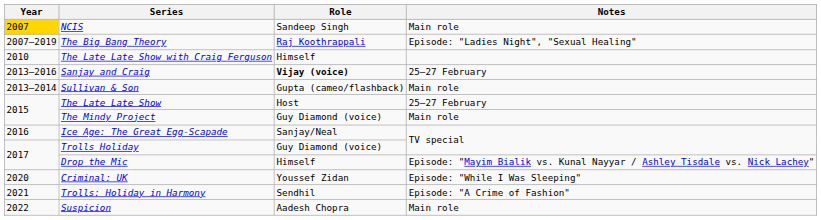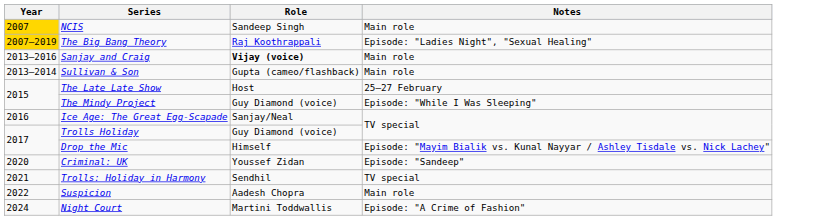(32, 42) no background -> (32, 42) gold background
- row: (167, 57)
(448, 72) 25–27 February -> (389, 57) Main role
(434, 117) Main role -> (450, 102) Episode: "While I Was Sleeping"
(495, 177) Episode: "While I Was Sleeping" -> (414, 162) Episode: "Sandeep"
(489, 192) Episode: "A Crime of Fashion" -> (392, 177) TV special
+ row: (92, 207)
